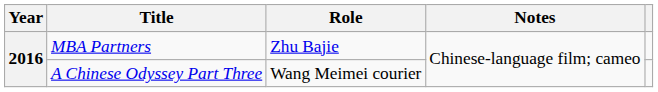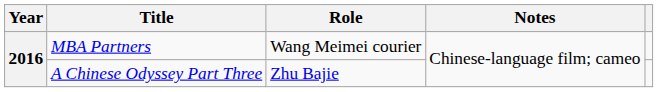(305, 45) Zhu Bajie -> (346, 45) Wang Meimei courier
(346, 73) Wang Meimei courier -> (305, 73) Zhu Bajie
